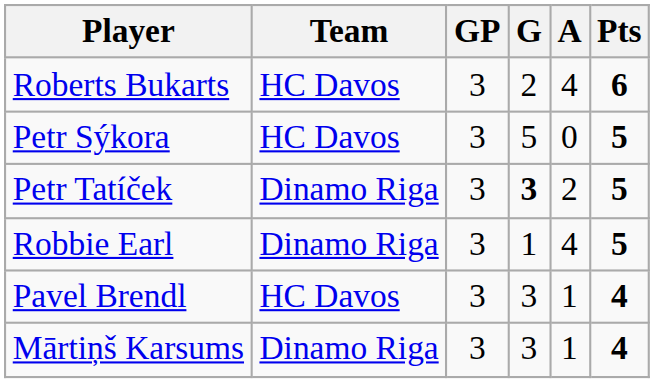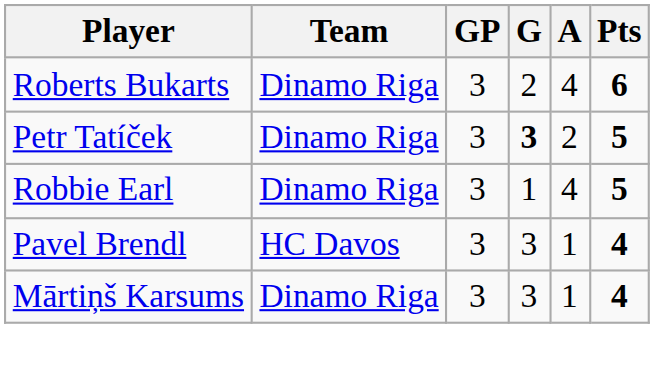(330, 84) HC Davos -> (349, 84) Dinamo Riga
- row: (91, 137)
